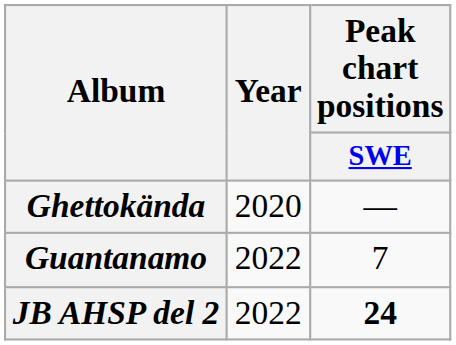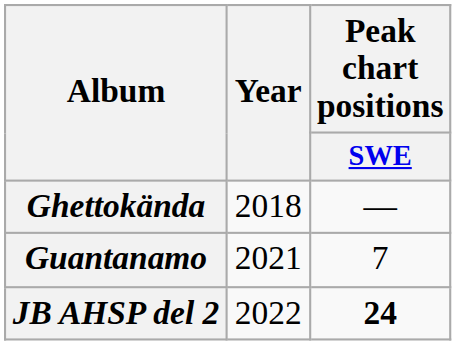(268, 206) 2020 -> (268, 206) 2018
(268, 259) 2022 -> (268, 259) 2021
